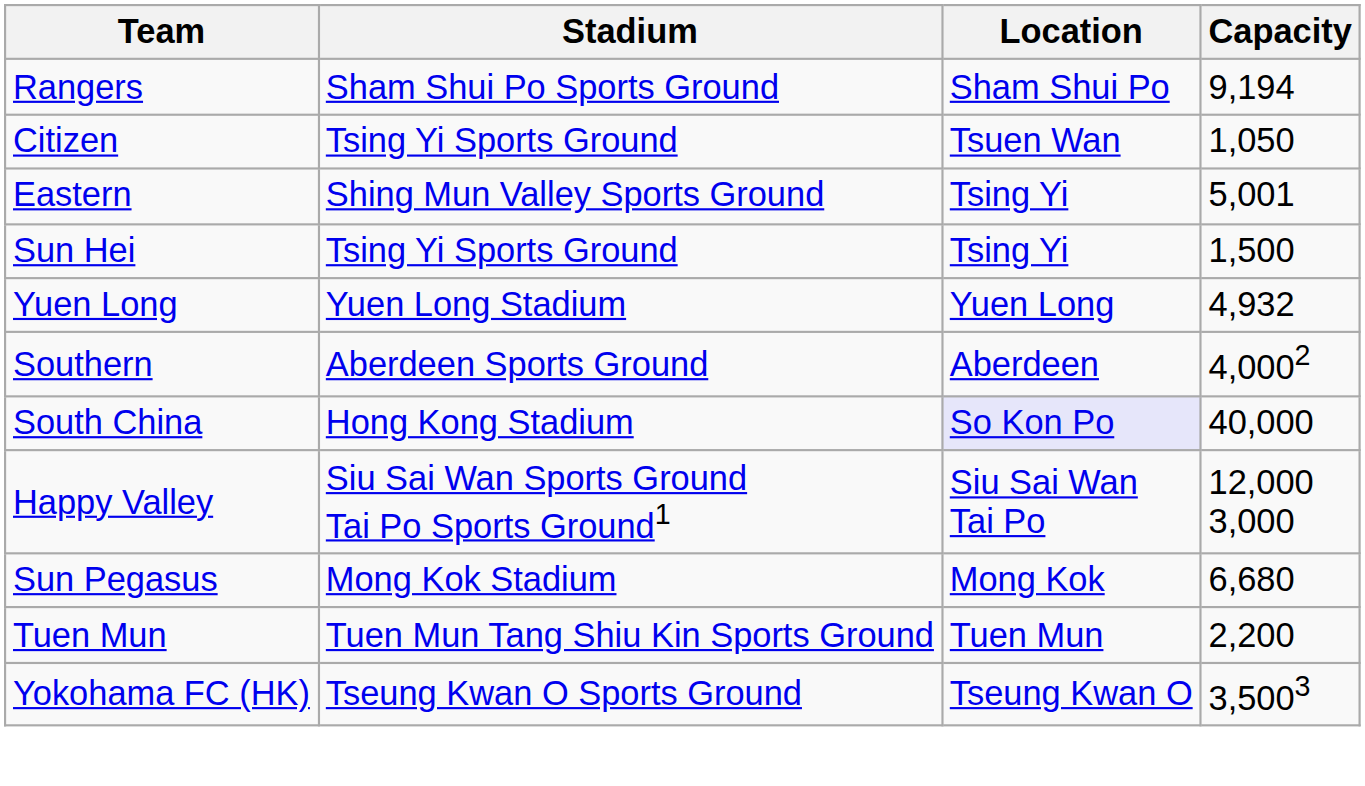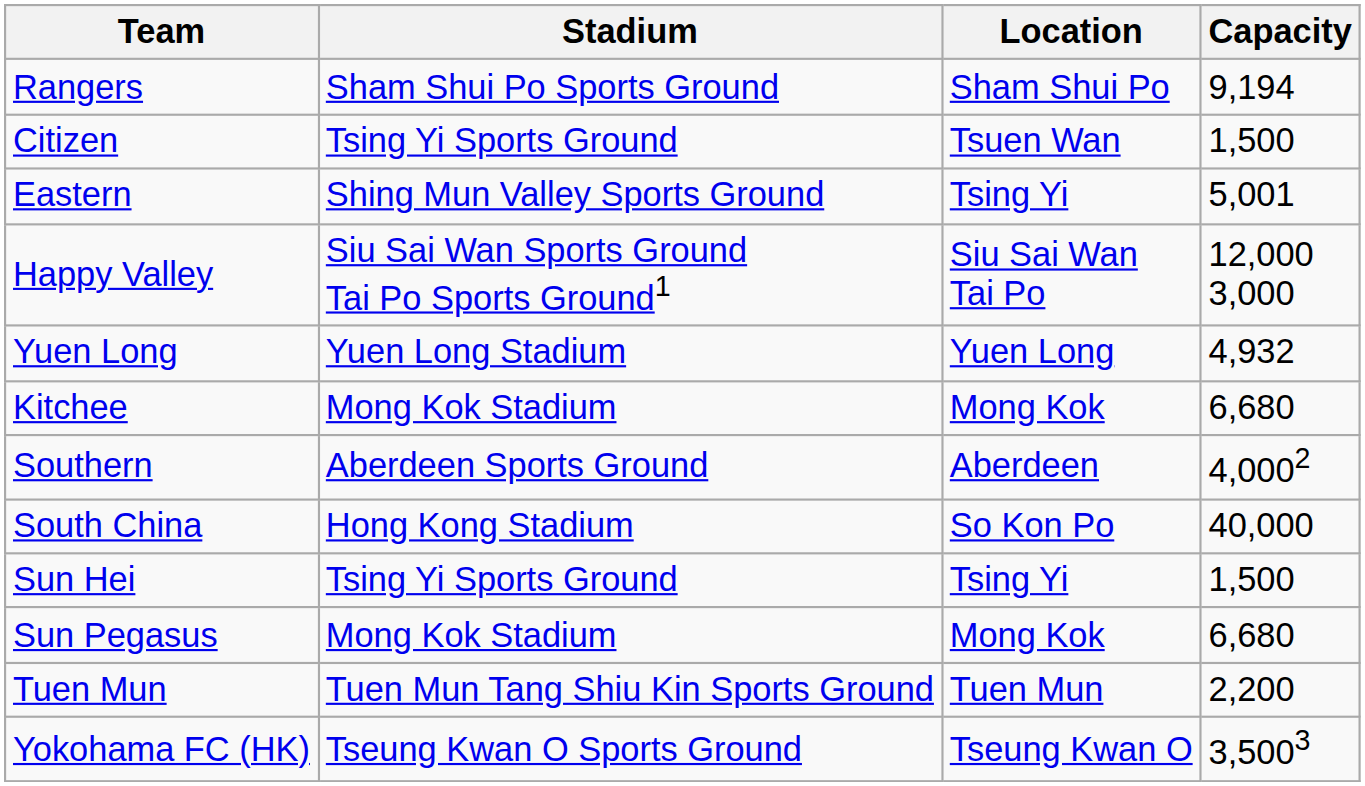(1252, 140) 1,050 -> (1252, 140) 1,500
rows swapped: (113, 501) <-> (74, 250)
+ row: (70, 407)
(1032, 422) lavender background -> (1032, 525) no background
